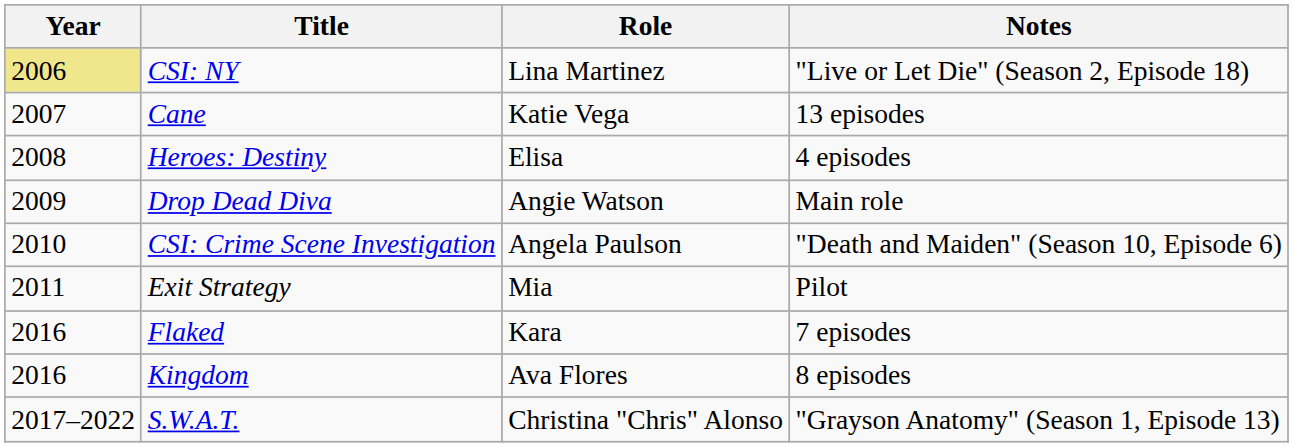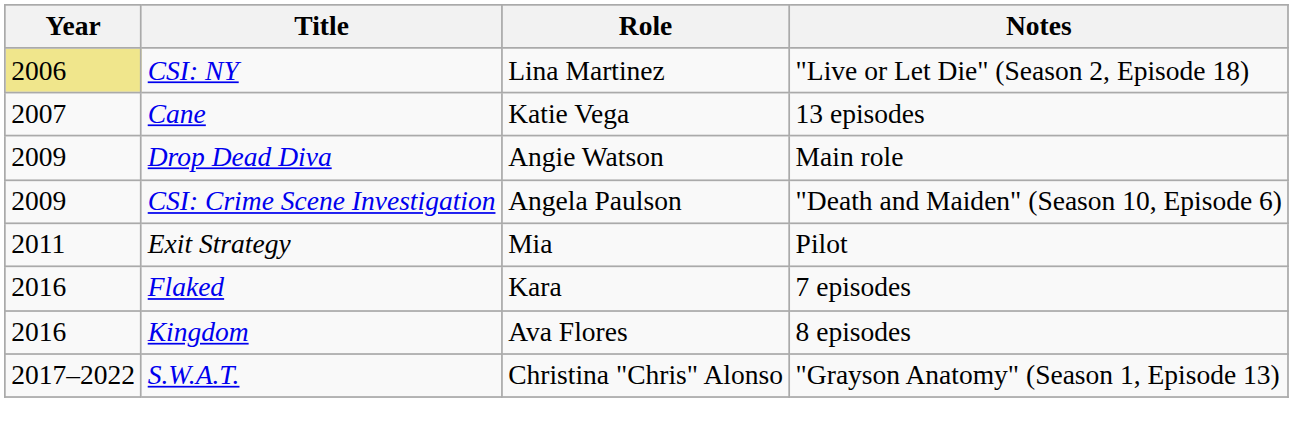- row: (237, 157)
(39, 244) 2010 -> (39, 200) 2009
